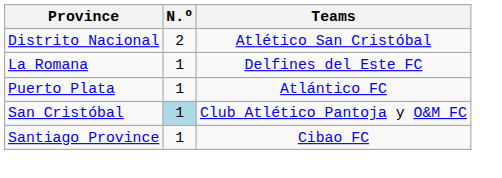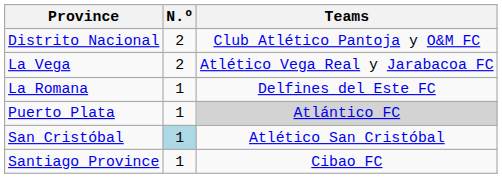(333, 41) Atlético San Cristóbal -> (347, 41) Club Atlético Pantoja y O&M FC
+ row: (39, 65)
(333, 89) no background -> (347, 113) lightgrey background
(333, 113) Club Atlético Pantoja y O&M FC -> (347, 137) Atlético San Cristóbal
